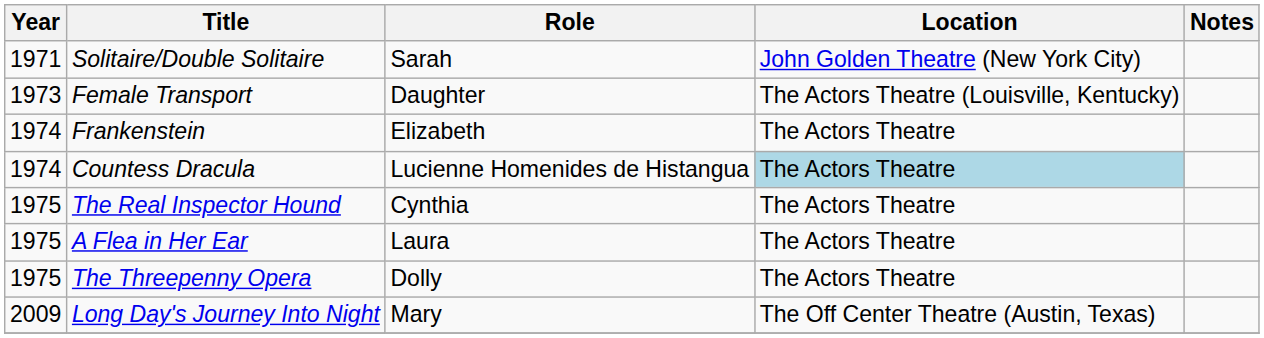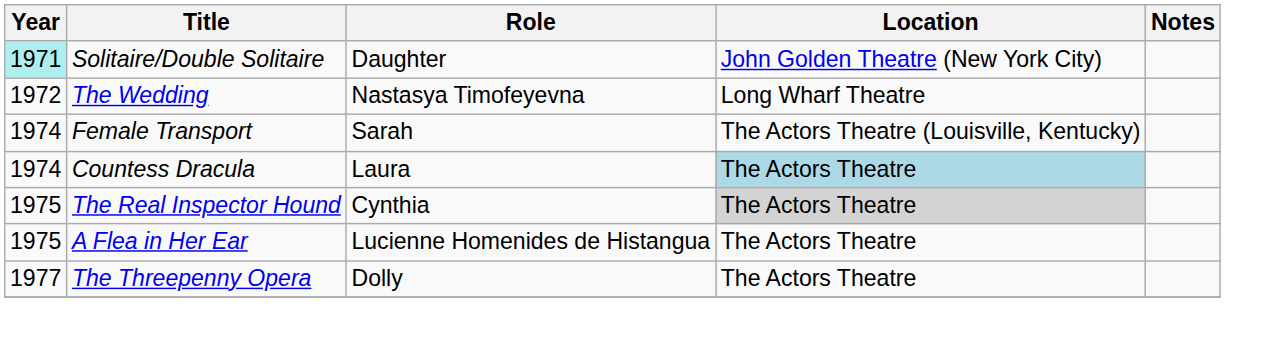(36, 59) no background -> (36, 59) paleturquoise background
(421, 59) Sarah -> (399, 59) Daughter
+ row: (140, 95)
(36, 95) 1973 -> (36, 132) 1974
(438, 95) Daughter -> (382, 132) Sarah
- row: (139, 132)
(570, 168) Lucienne Homenides de Histangua -> (381, 168) Laura
(857, 205) no background -> (819, 205) lightgrey background
(420, 242) Laura -> (531, 242) Lucienne Homenides de Histangua
(36, 278) 1975 -> (36, 278) 1977
- row: (226, 315)
